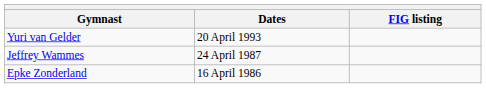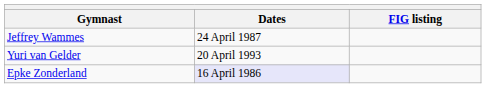rows swapped: (44, 37) <-> (46, 55)
(229, 73) no background -> (229, 73) lavender background
